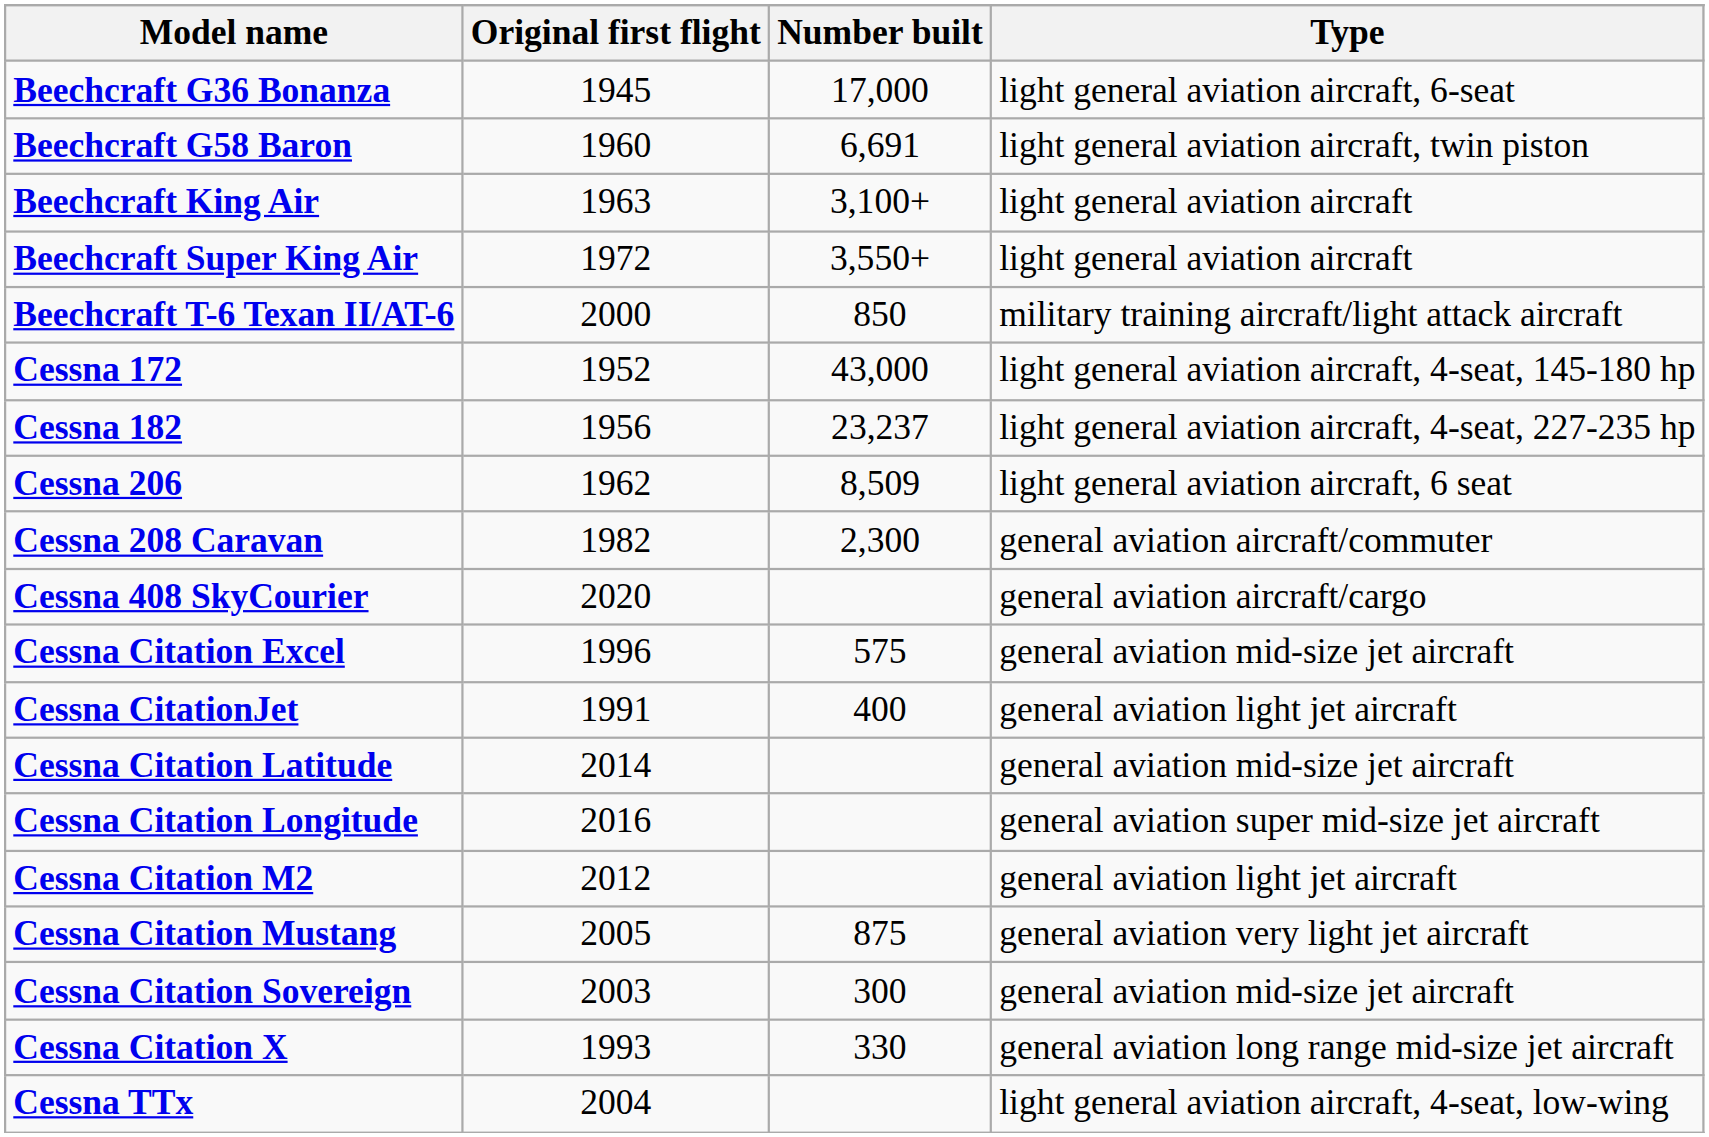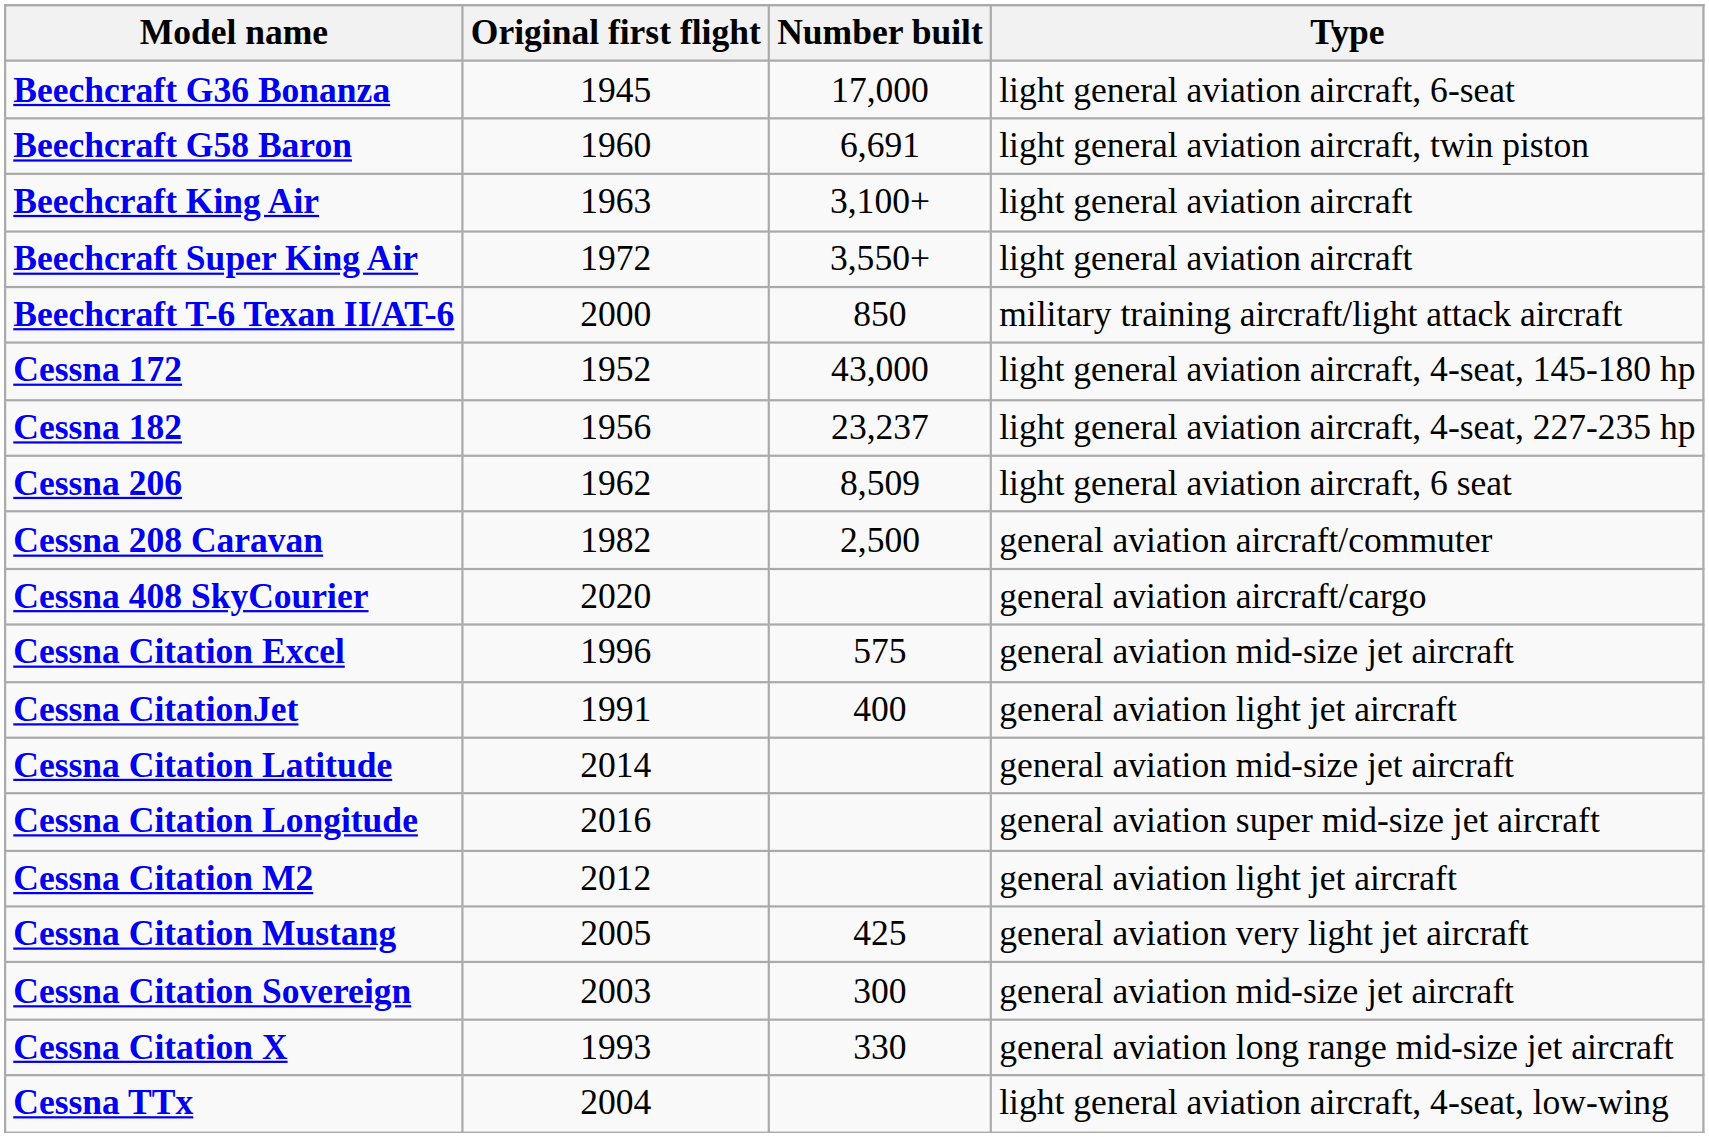(880, 539) 2,300 -> (880, 539) 2,500
(880, 933) 875 -> (880, 933) 425
